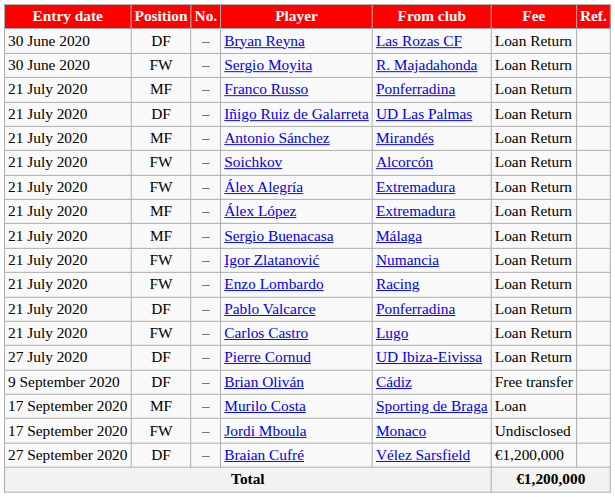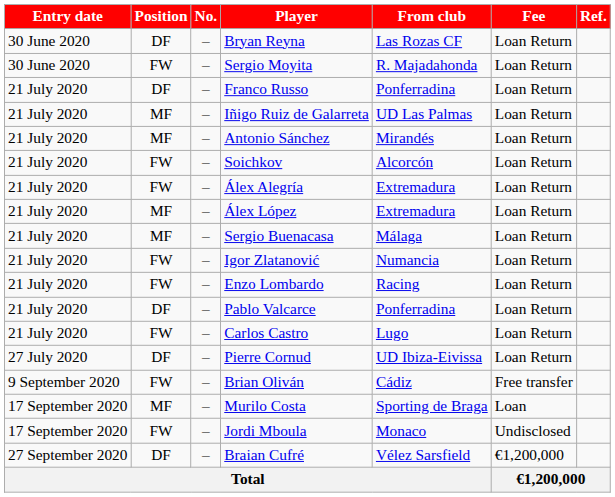(161, 89) MF -> (161, 89) DF
(161, 114) DF -> (161, 114) MF
(161, 382) DF -> (161, 382) FW
